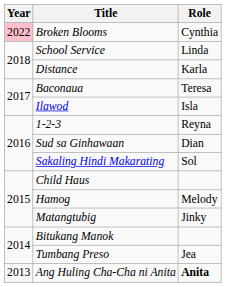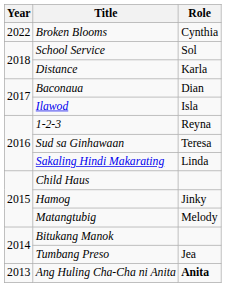(19, 32) pink background -> (19, 32) no background
(195, 50) Linda -> (189, 50) Sol
(196, 87) Teresa -> (192, 87) Dian
(192, 143) Dian -> (196, 143) Teresa
(189, 161) Sol -> (195, 161) Linda
(199, 198) Melody -> (194, 198) Jinky
(194, 217) Jinky -> (199, 217) Melody
